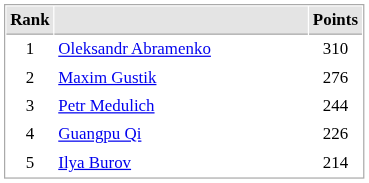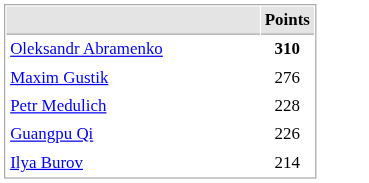- column: (30, 19)
(335, 49) normal -> (287, 49) bold
(335, 105) 244 -> (287, 105) 228
